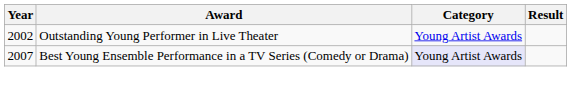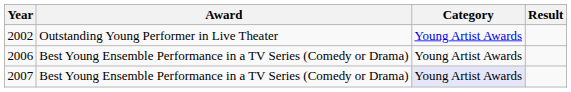+ row: (20, 55)
